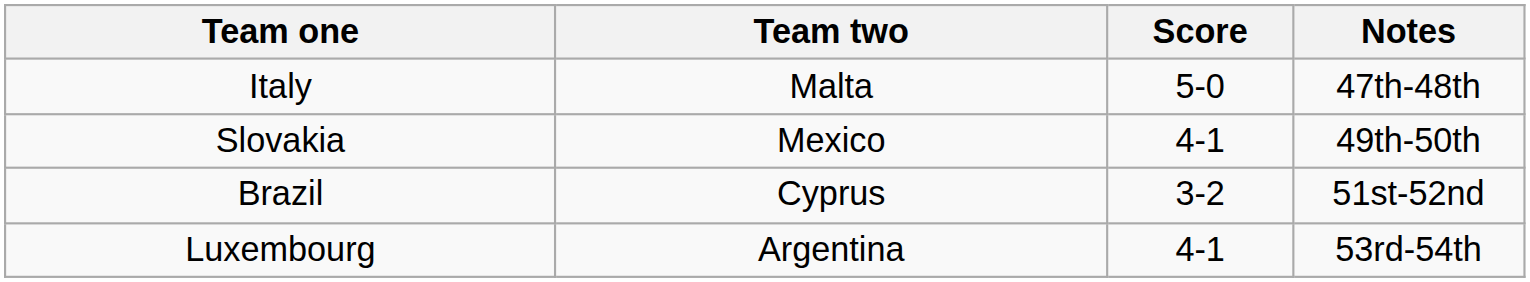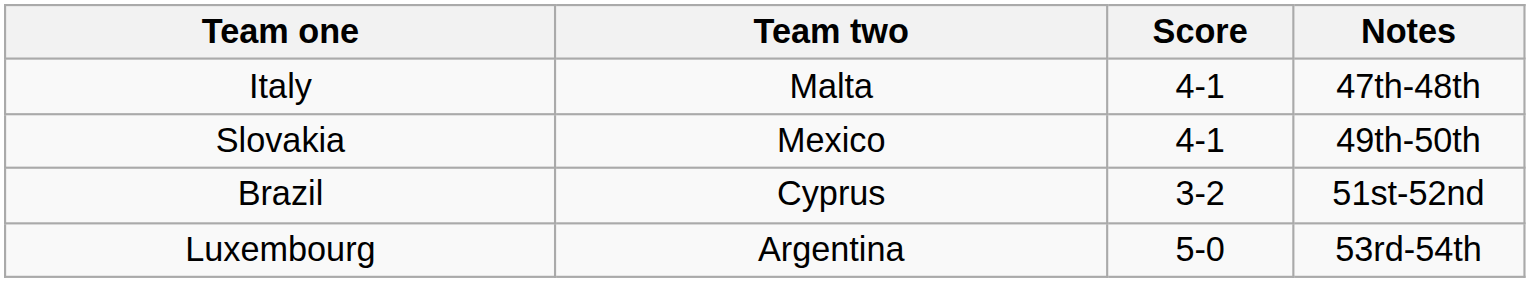(1200, 85) 5-0 -> (1200, 85) 4-1
(1200, 248) 4-1 -> (1200, 248) 5-0
